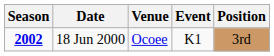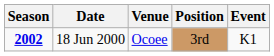columns swapped: (241, 16) <-> (193, 16)
